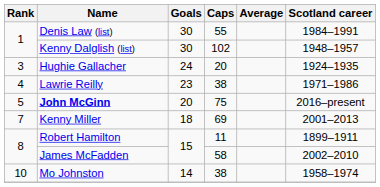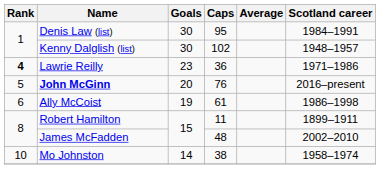(221, 31) 55 -> (221, 31) 95
- row: (83, 66)
(21, 84) normal -> (21, 66) bold
(221, 84) 38 -> (221, 66) 36
(221, 102) 75 -> (221, 84) 76
+ row: (70, 102)
- row: (70, 119)
(221, 155) 58 -> (221, 137) 48
